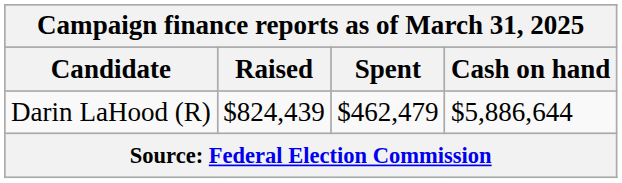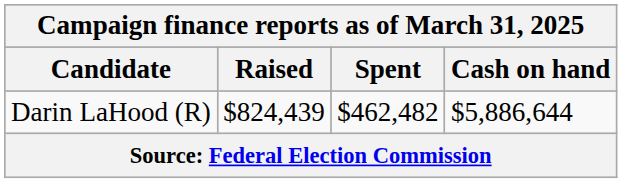(388, 111) $462,479 -> (388, 111) $462,482
